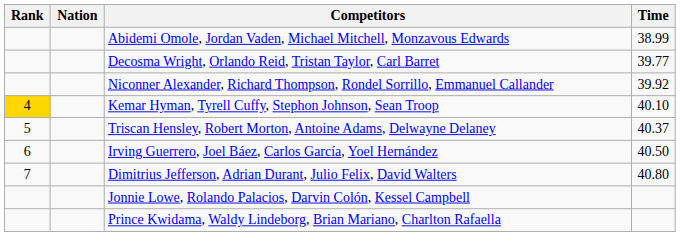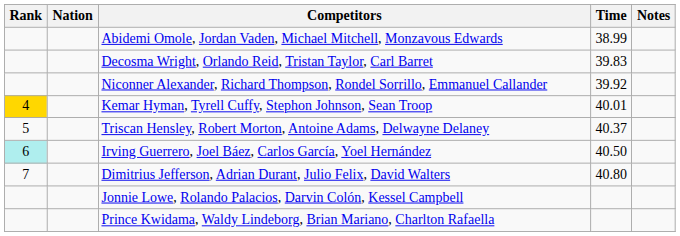+ column: (654, 15)
(653, 60) 39.77 -> (611, 60) 39.83
(653, 106) 40.10 -> (611, 106) 40.01
(27, 151) no background -> (26, 151) paleturquoise background
